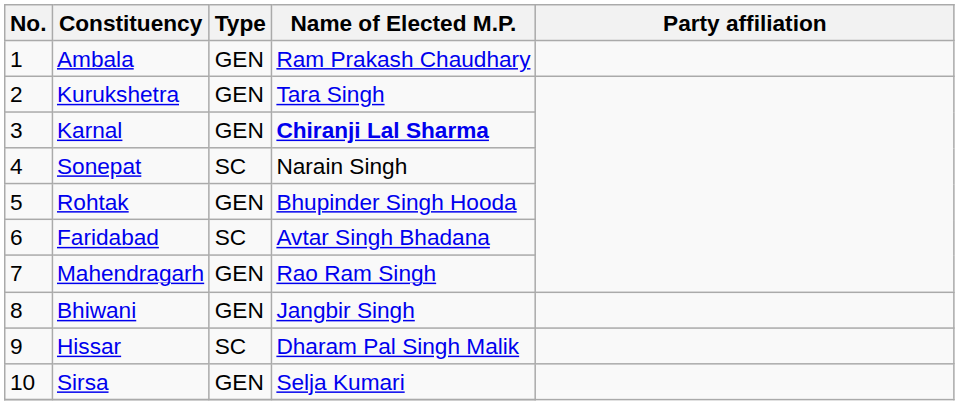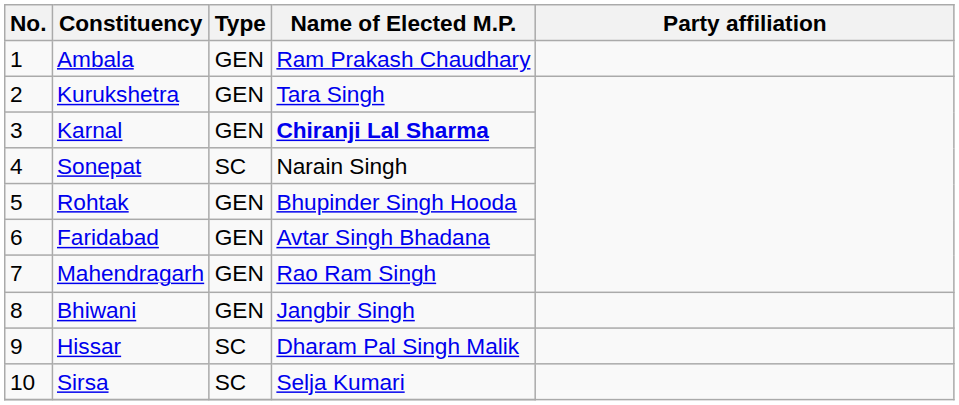(230, 238) SC -> (239, 238) GEN
(239, 381) GEN -> (230, 381) SC
